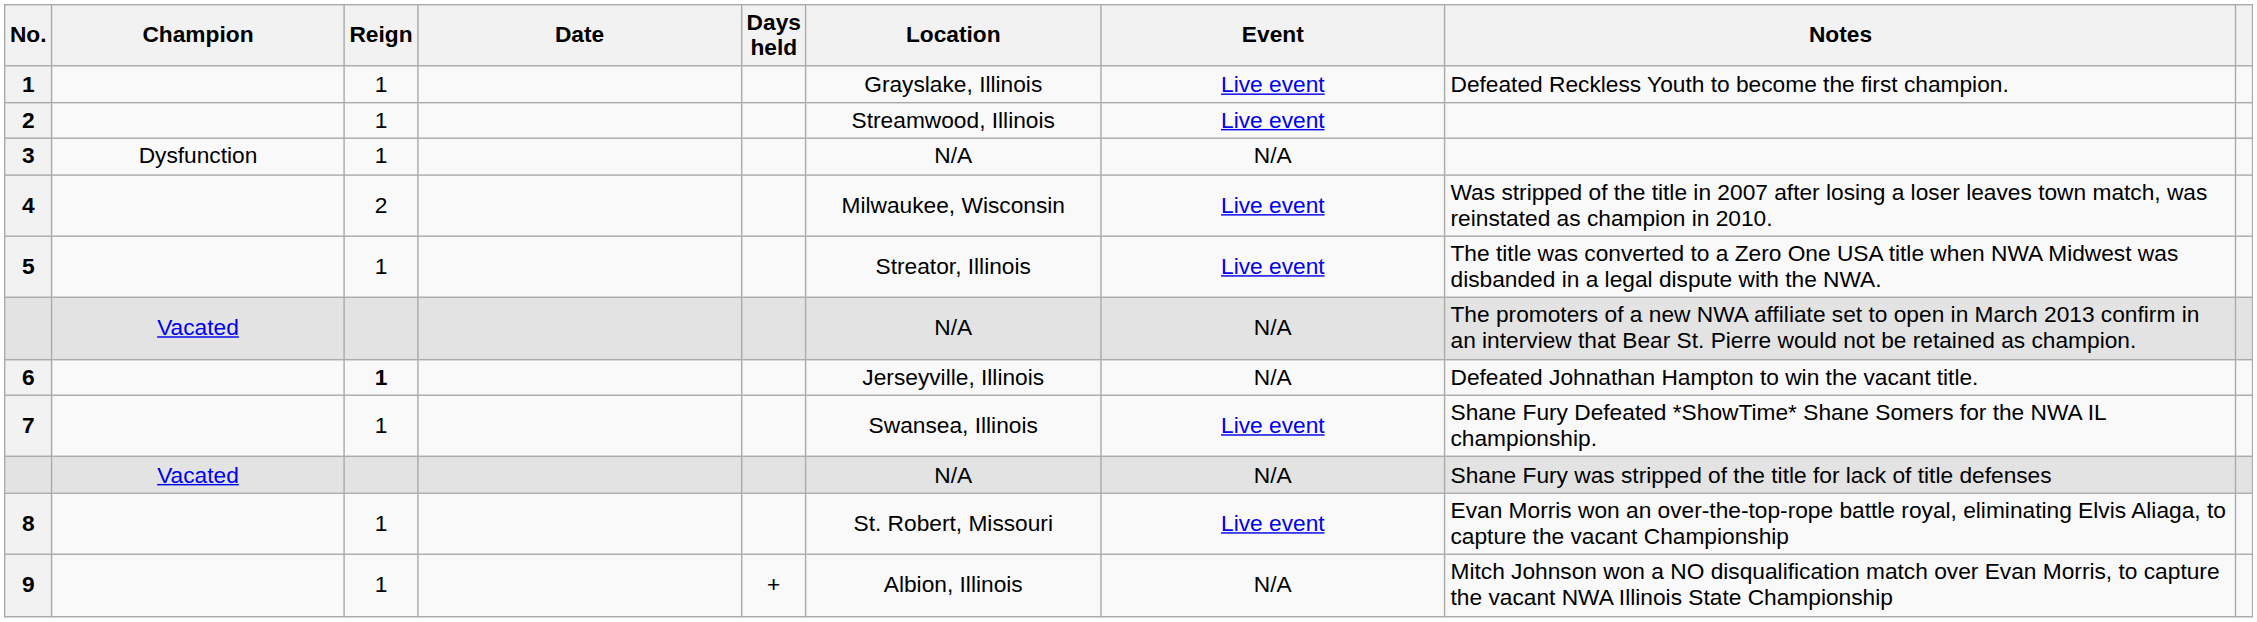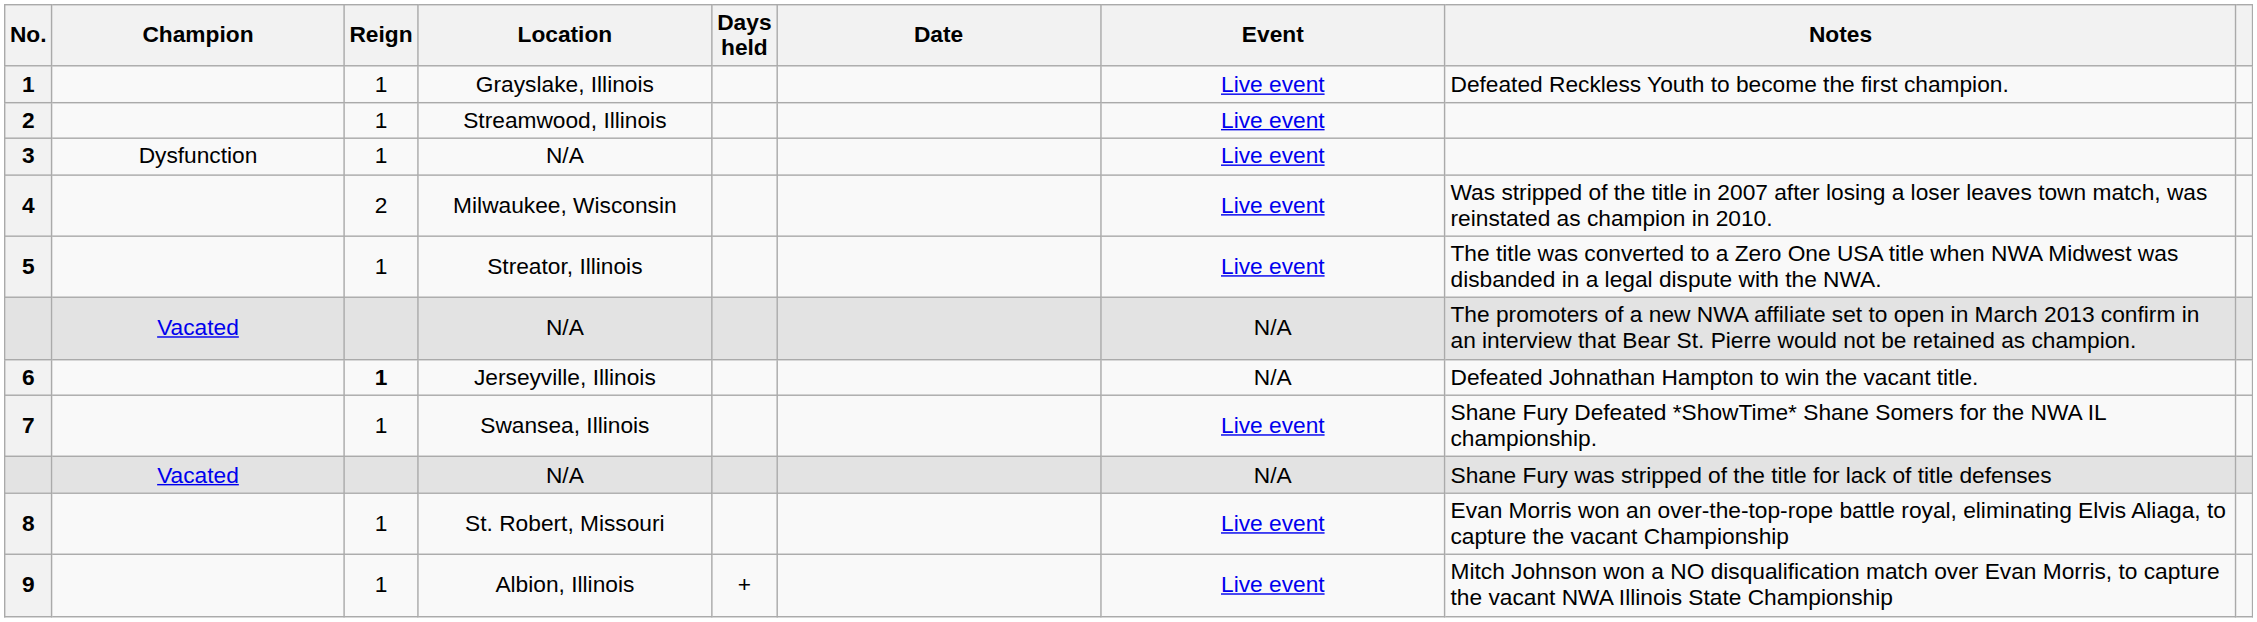columns swapped: (580, 35) <-> (953, 35)
(1273, 156) N/A -> (1273, 156) Live event
(1273, 585) N/A -> (1273, 585) Live event
